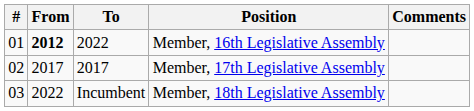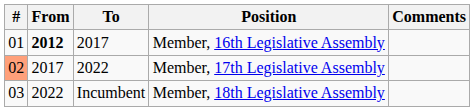(93, 42) 2022 -> (93, 42) 2017
(16, 67) no background -> (16, 67) lightsalmon background
(93, 67) 2017 -> (93, 67) 2022
